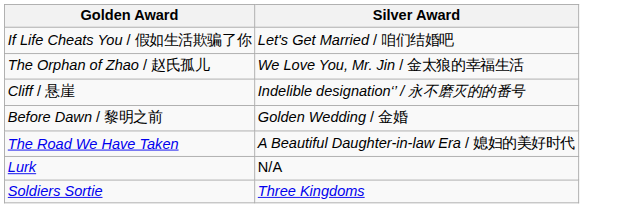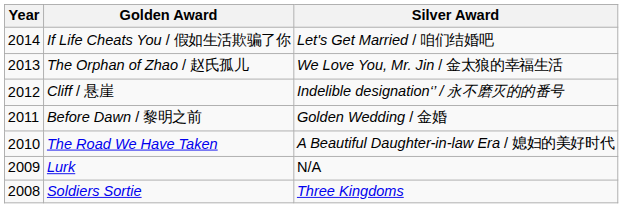+ column: (24, 16)
